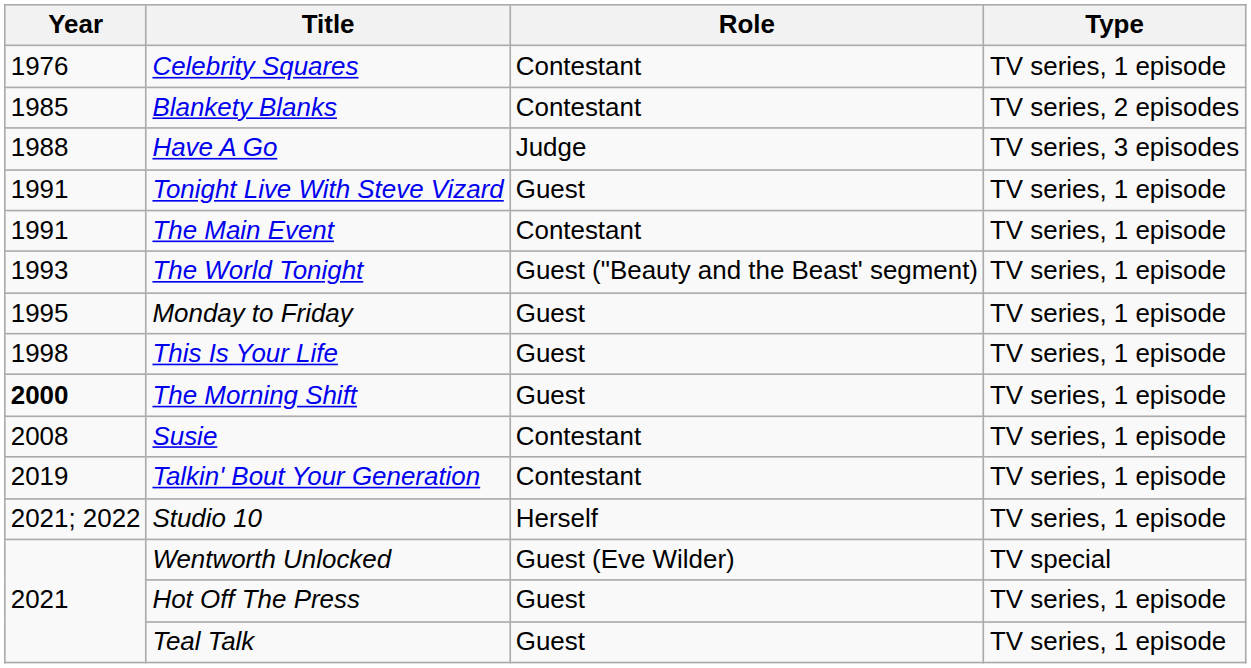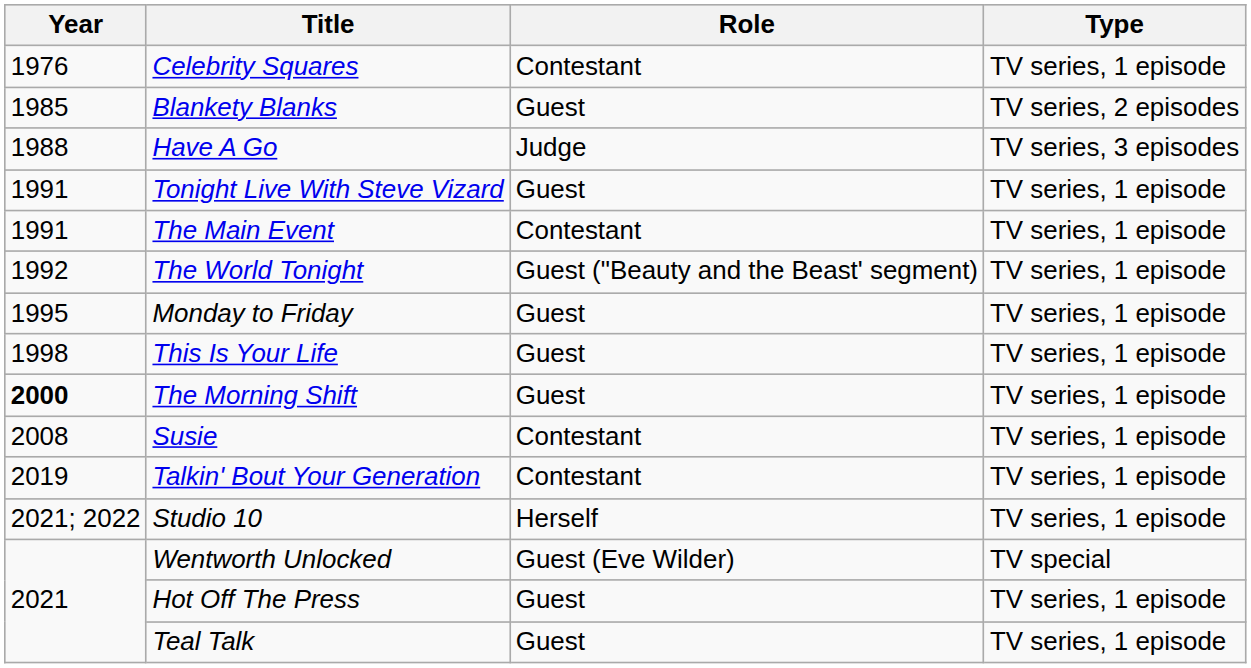(578, 107) Contestant -> (550, 107) Guest
(40, 271) 1993 -> (40, 271) 1992
